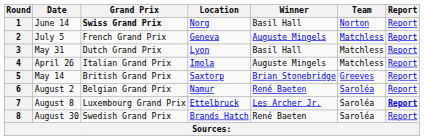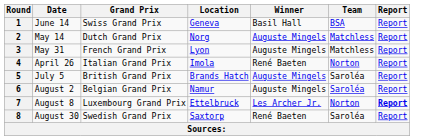(122, 24) bold -> (122, 24) normal
(200, 24) Norg -> (204, 24) Geneva
(355, 24) Norton -> (337, 24) BSA
(49, 38) July 5 -> (49, 38) May 14
(125, 38) French Grand Prix -> (122, 38) Dutch Grand Prix
(204, 38) Geneva -> (200, 38) Norg
(122, 51) Dutch Grand Prix -> (125, 51) French Grand Prix
(277, 51) Basil Hall -> (289, 51) Auguste Mingels
(289, 64) Auguste Mingels -> (279, 64) René Baeten
(362, 64) Matchless -> (345, 64) Norton
(49, 77) May 14 -> (49, 77) July 5
(207, 77) Saxtorp -> (219, 77) Brands Hatch
(294, 77) Brian Stonebridge -> (289, 77) Auguste Mingels
(357, 77) Greeves -> (347, 77) Saroléa
(279, 90) René Baeten -> (289, 90) Auguste Mingels
(357, 103) Saroléa -> (345, 103) Norton
(219, 117) Brands Hatch -> (207, 117) Saxtorp
